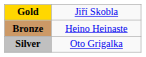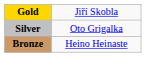rows swapped: (28, 44) <-> (28, 28)
